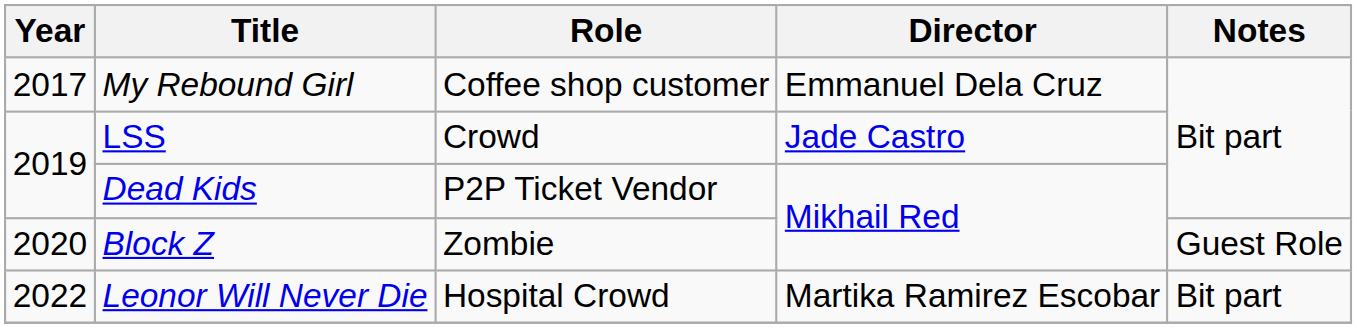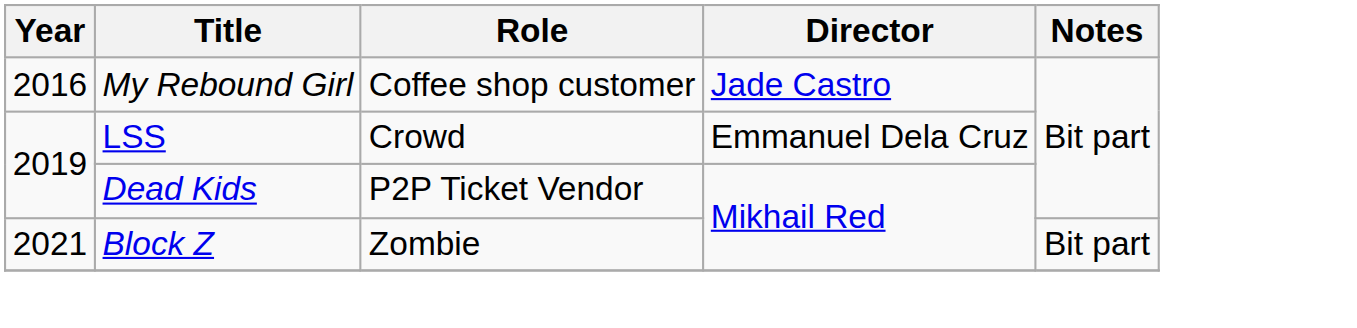(50, 84) 2017 -> (50, 84) 2016
(944, 84) Emmanuel Dela Cruz -> (801, 84) Jade Castro
(875, 137) Jade Castro -> (870, 137) Emmanuel Dela Cruz
(50, 243) 2020 -> (50, 243) 2021
(1259, 243) Guest Role -> (1097, 243) Bit part
- row: (265, 296)
